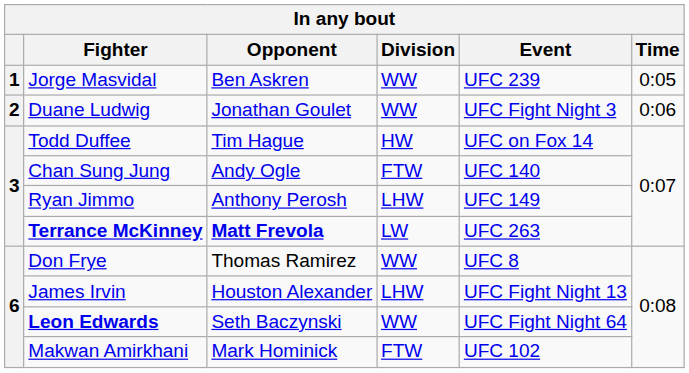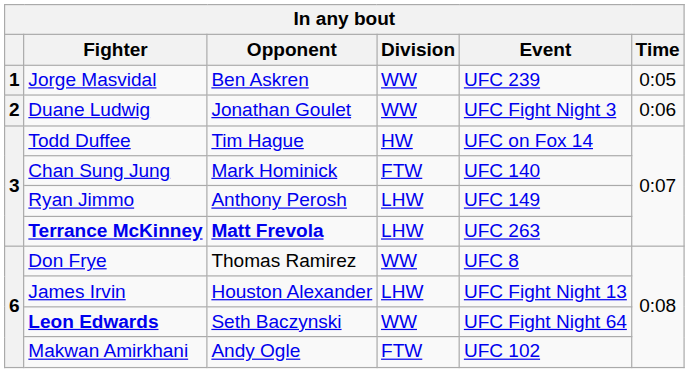(256, 170) Andy Ogle -> (274, 170) Mark Hominick
(395, 230) LW -> (402, 230) LHW
(274, 351) Mark Hominick -> (256, 351) Andy Ogle
